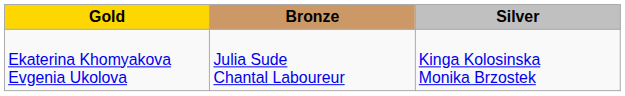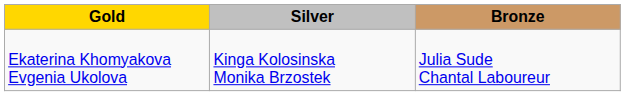columns swapped: (518, 17) <-> (312, 17)
